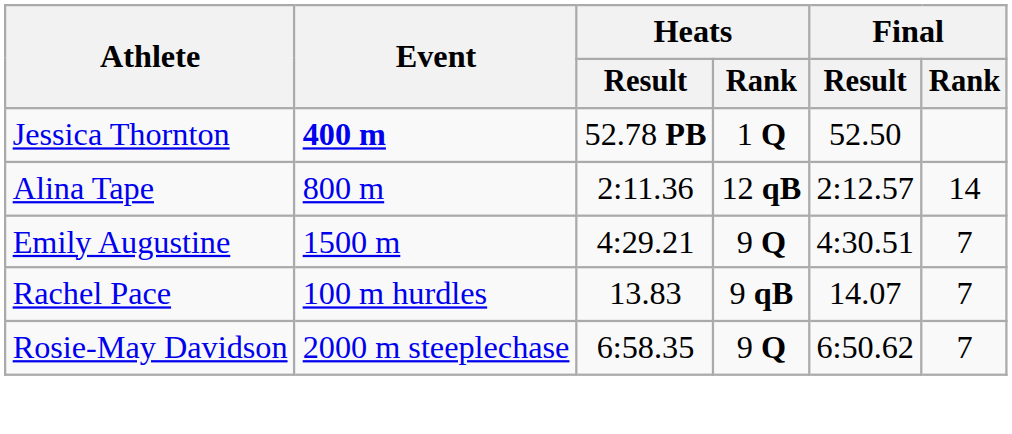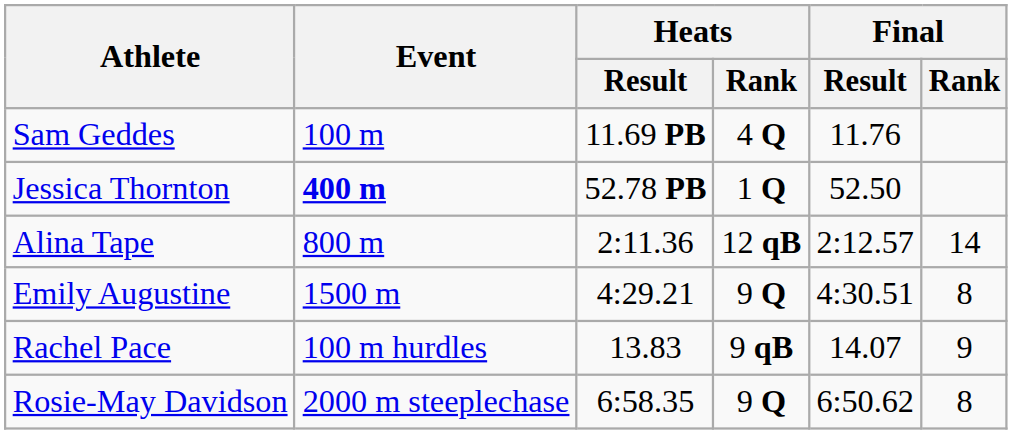+ row: (94, 135)
(965, 241) 7 -> (965, 294) 8
(965, 294) 7 -> (965, 347) 9
(965, 347) 7 -> (965, 401) 8
